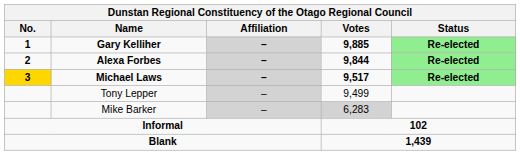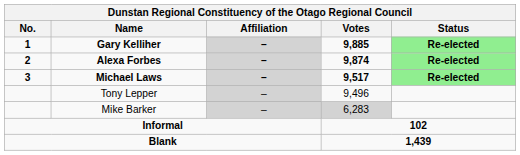(356, 61) 9,844 -> (356, 61) 9,874
(28, 77) gold background -> (28, 77) no background
(356, 93) 9,499 -> (356, 93) 9,496
